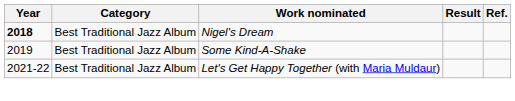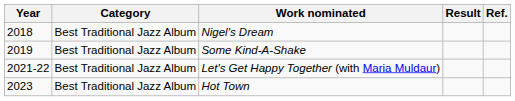(20, 31) bold -> (20, 31) normal
+ row: (226, 86)
